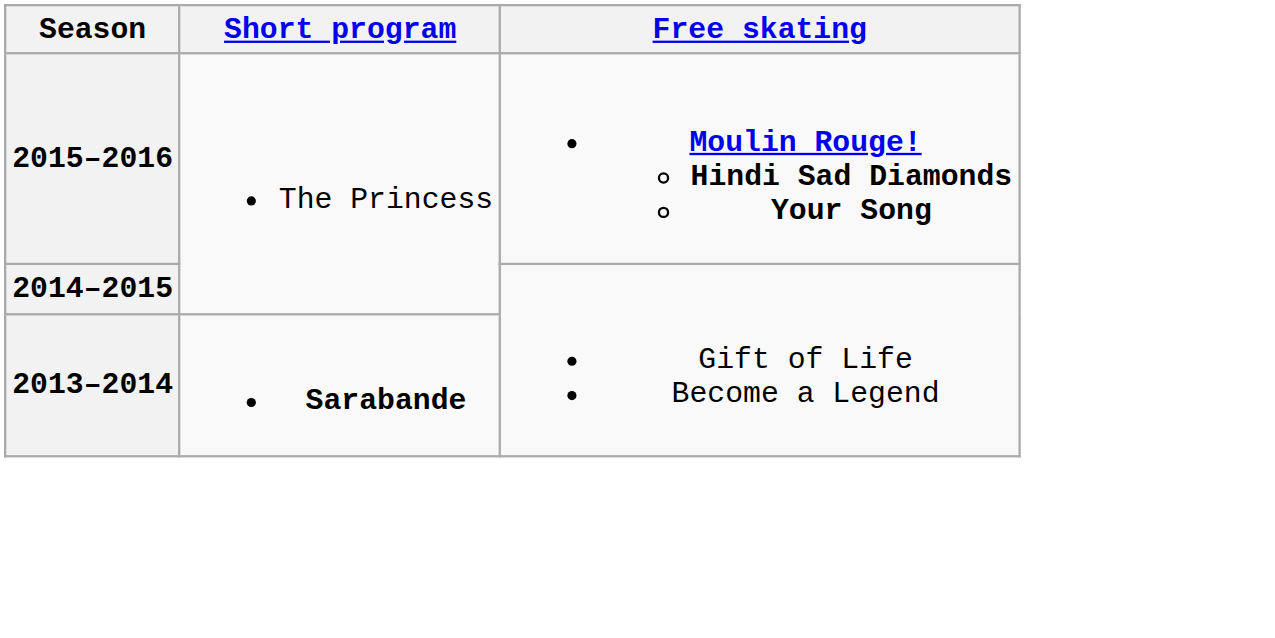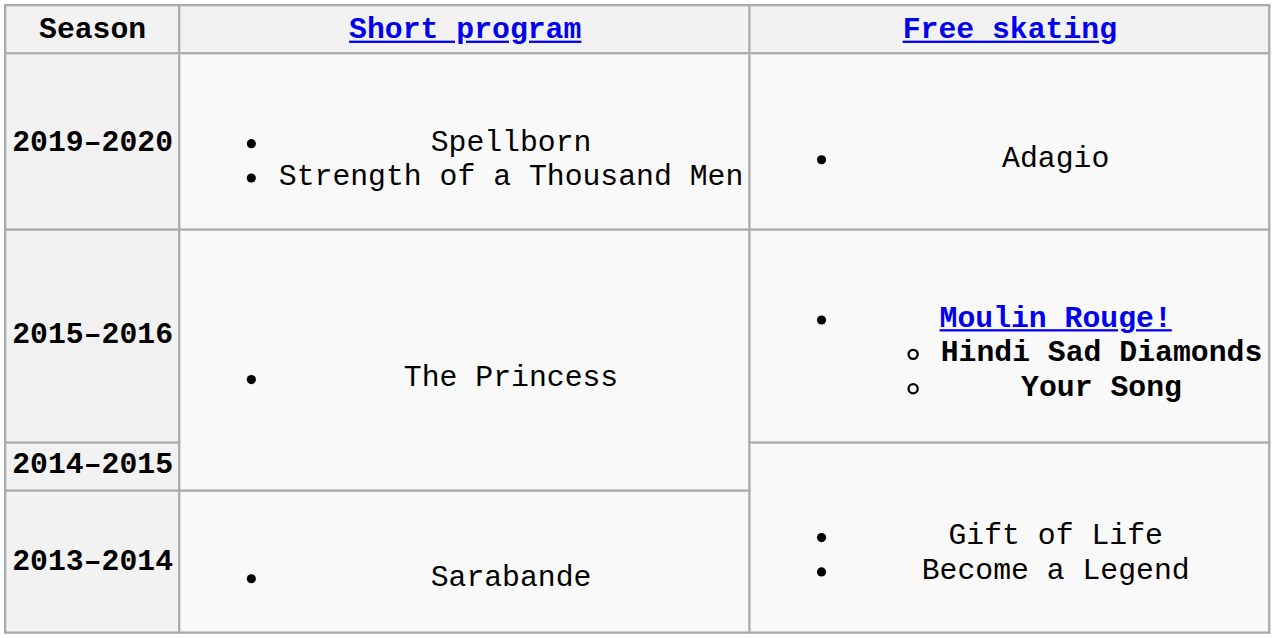+ row: (93, 142)
(340, 402) bold -> (465, 578) normal
